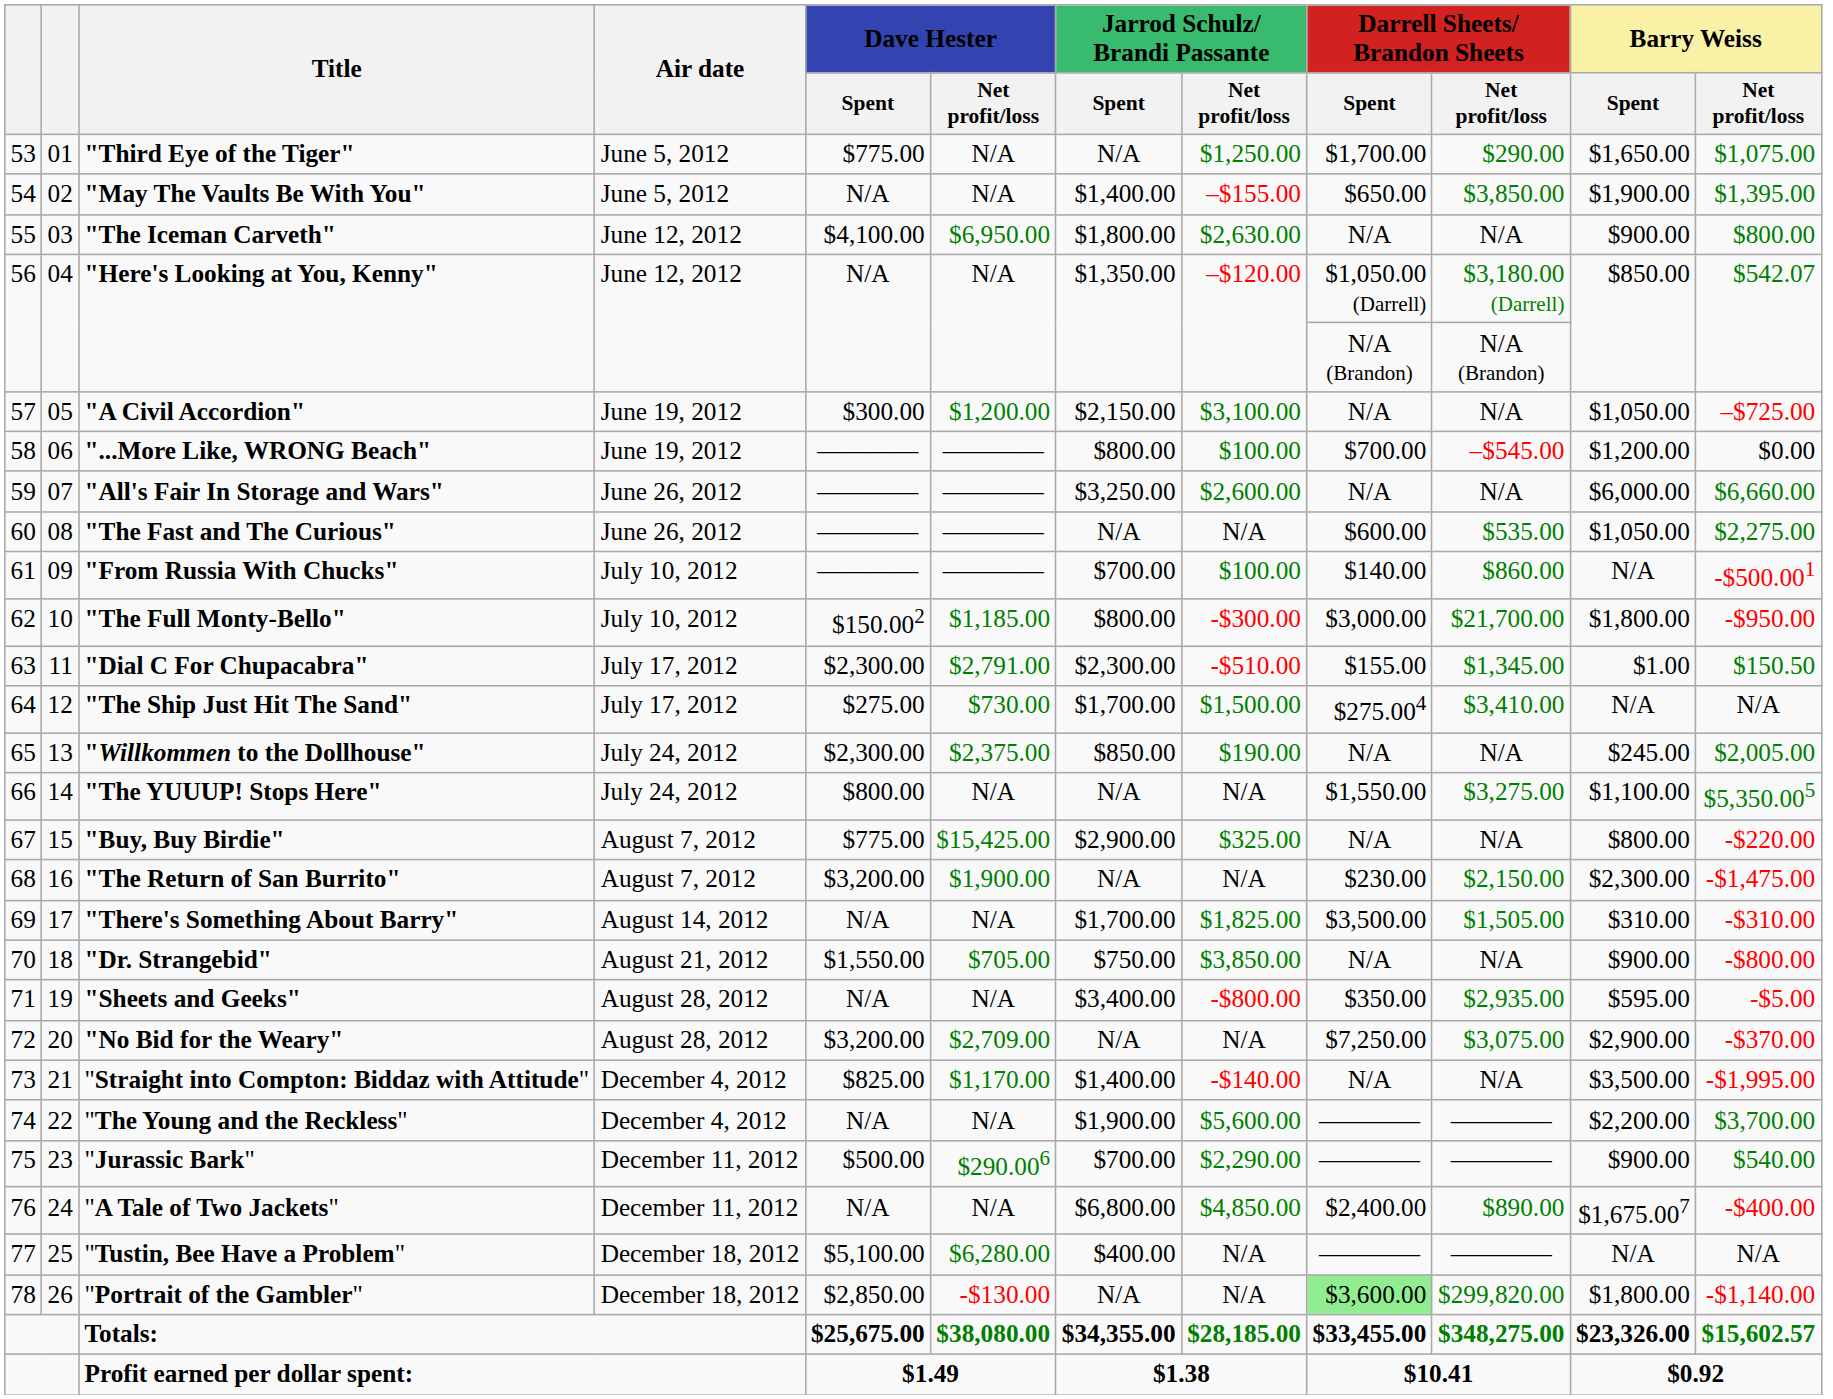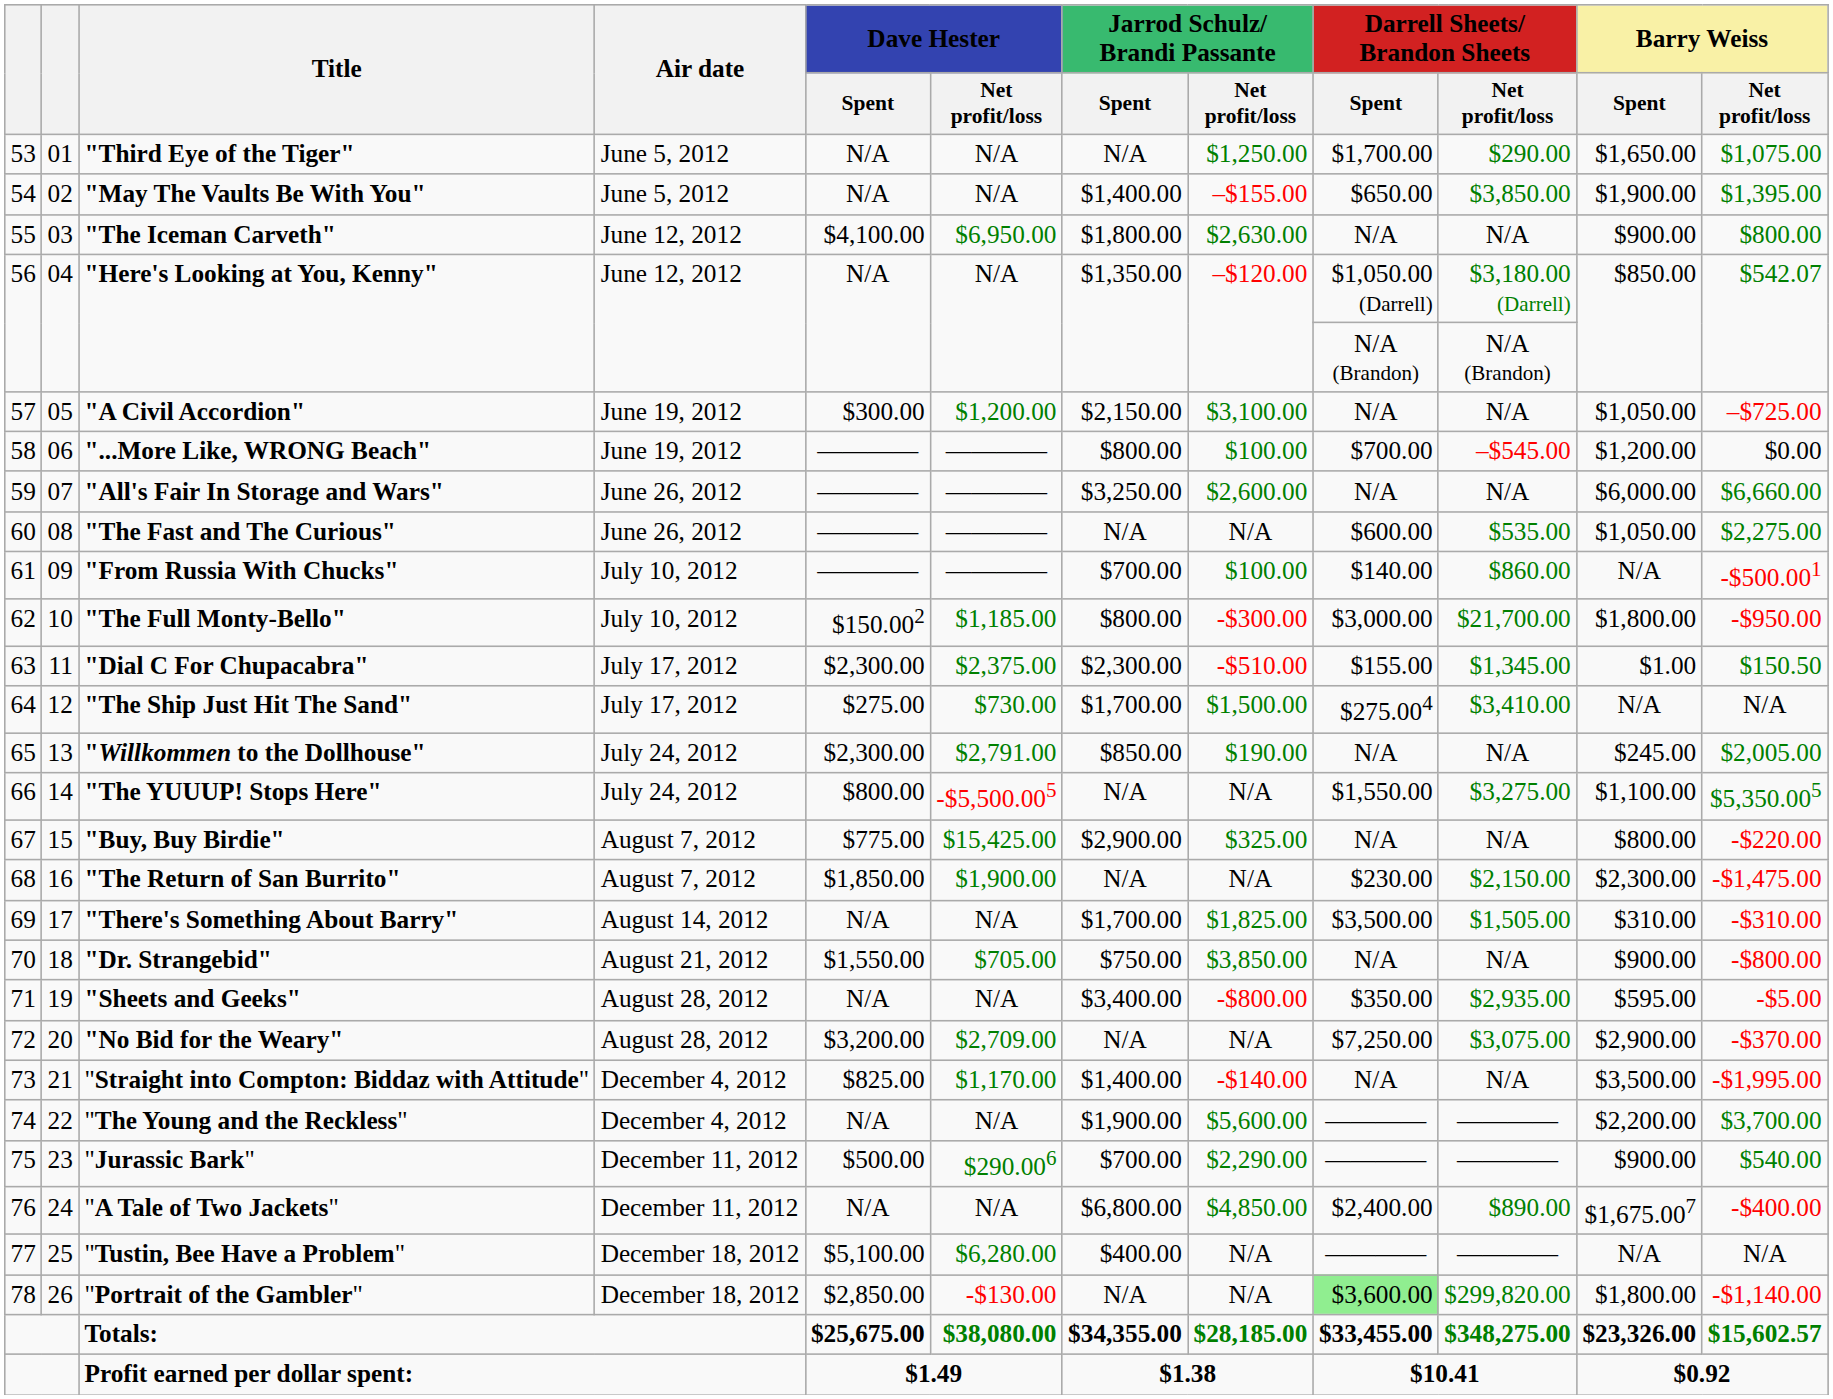(884, 153) $775.00 -> (868, 153) N/A
(1000, 665) $2,791.00 -> (1006, 665) $2,375.00
(1000, 752) $2,375.00 -> (1006, 752) $2,791.00
(993, 792) N/A -> (996, 795) -$5,500.005
(874, 879) $3,200.00 -> (874, 879) $1,850.00
